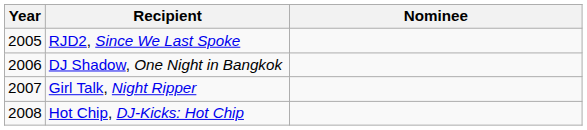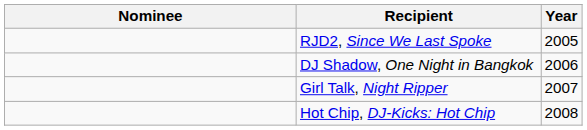columns swapped: (25, 16) <-> (436, 16)
